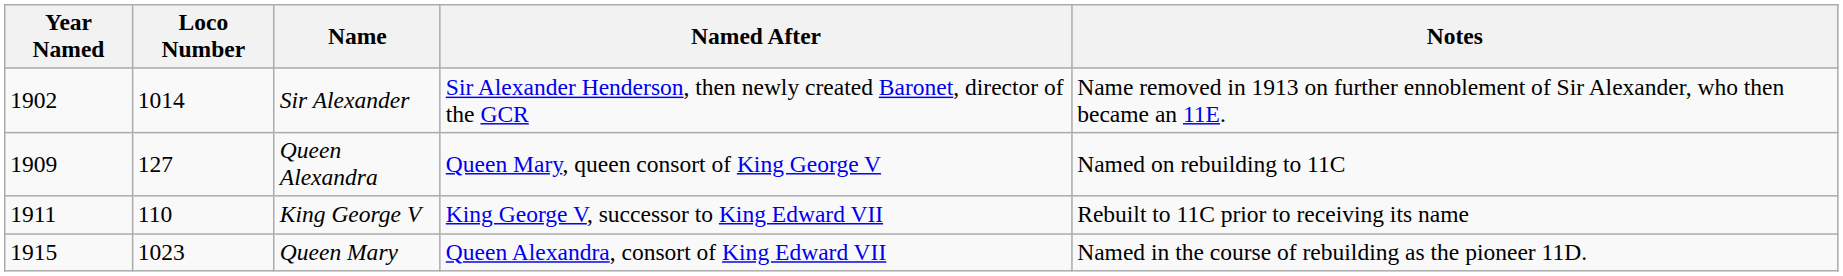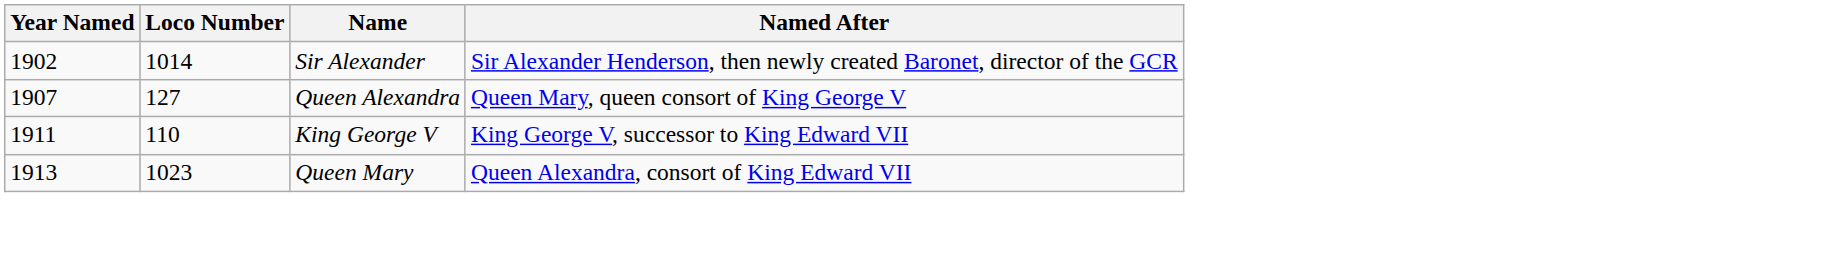- column: (1455, 36)
(34, 163) 1909 -> (34, 97) 1907
(34, 251) 1915 -> (34, 172) 1913
